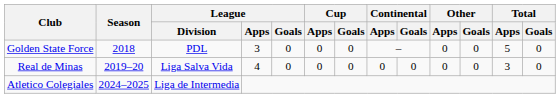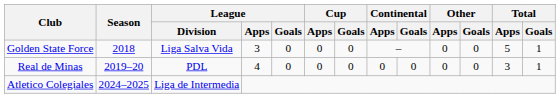(197, 48) PDL -> (197, 48) Liga Salva Vida
(539, 48) 0 -> (539, 48) 1
(197, 66) Liga Salva Vida -> (197, 66) PDL
(539, 66) 0 -> (539, 66) 1
